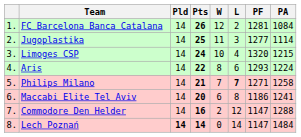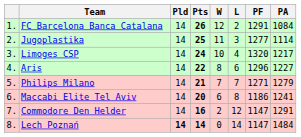(258, 26) 1281 -> (258, 26) 1291
(283, 54) 1215 -> (283, 54) 1217
(258, 68) 1293 -> (258, 68) 1296
(283, 68) 1224 -> (283, 68) 1227
(237, 82) bold -> (237, 82) normal
(283, 82) 1258 -> (283, 82) 1279
(283, 111) 1288 -> (283, 111) 1291
